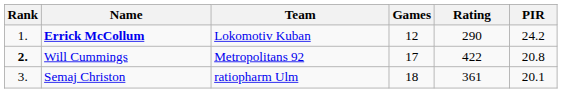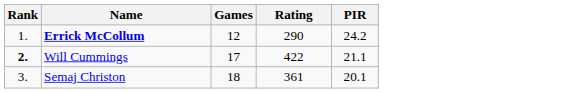- column: (300, 14)
(533, 56) 20.8 -> (355, 56) 21.1
